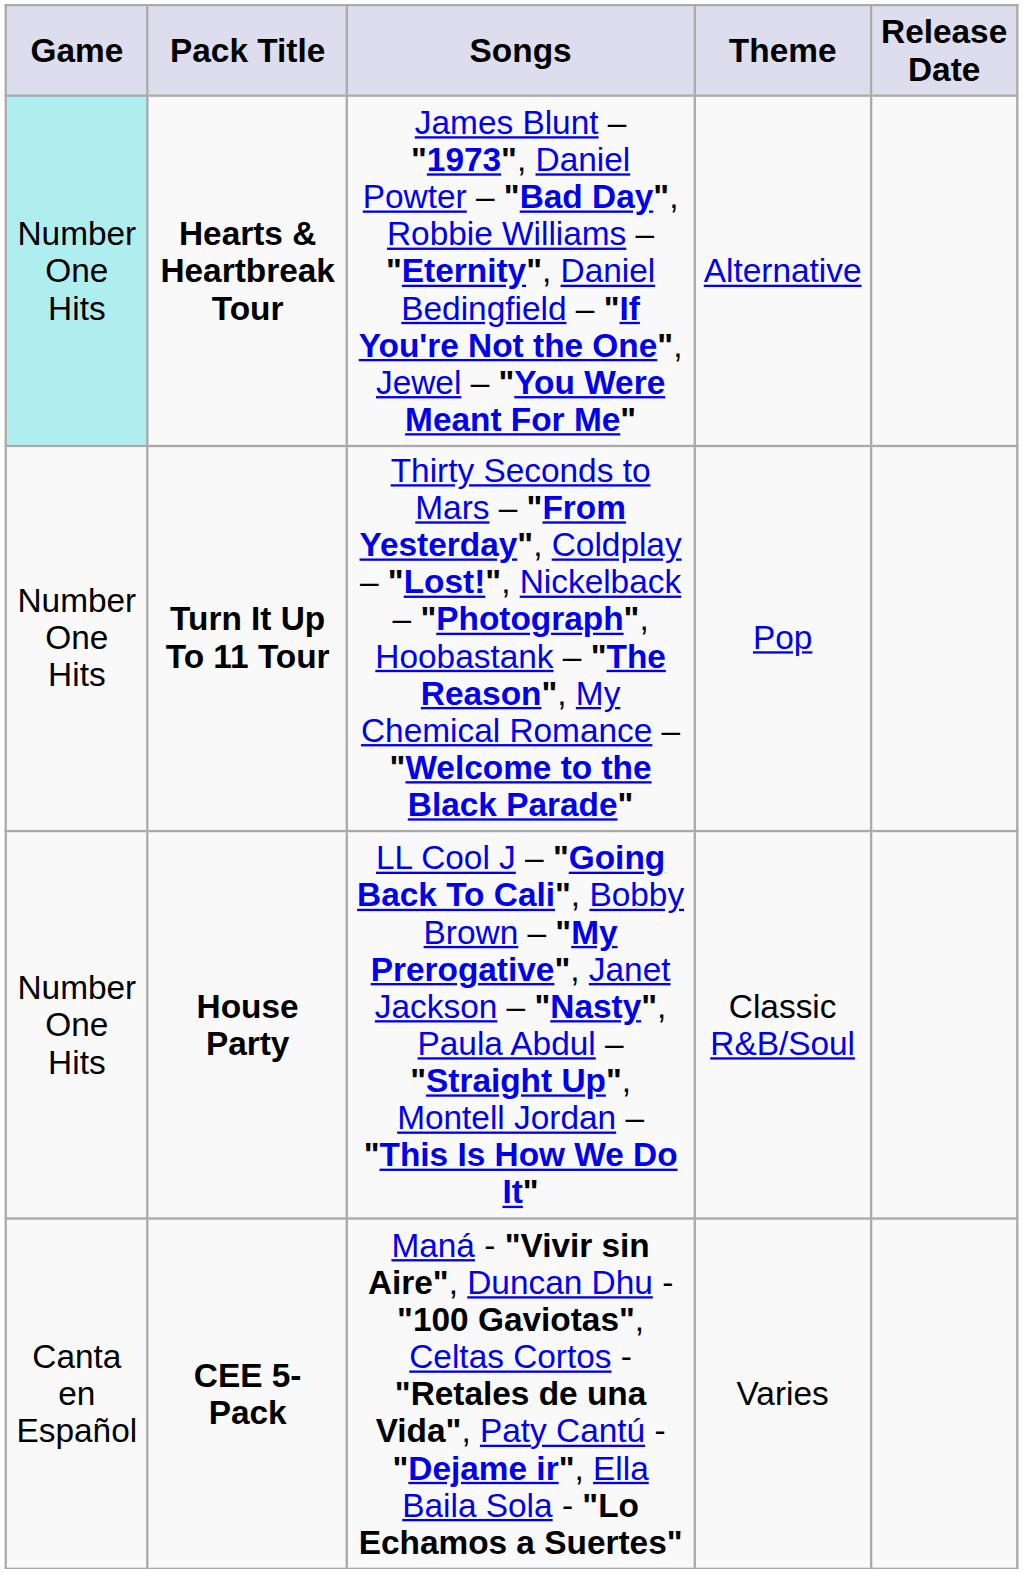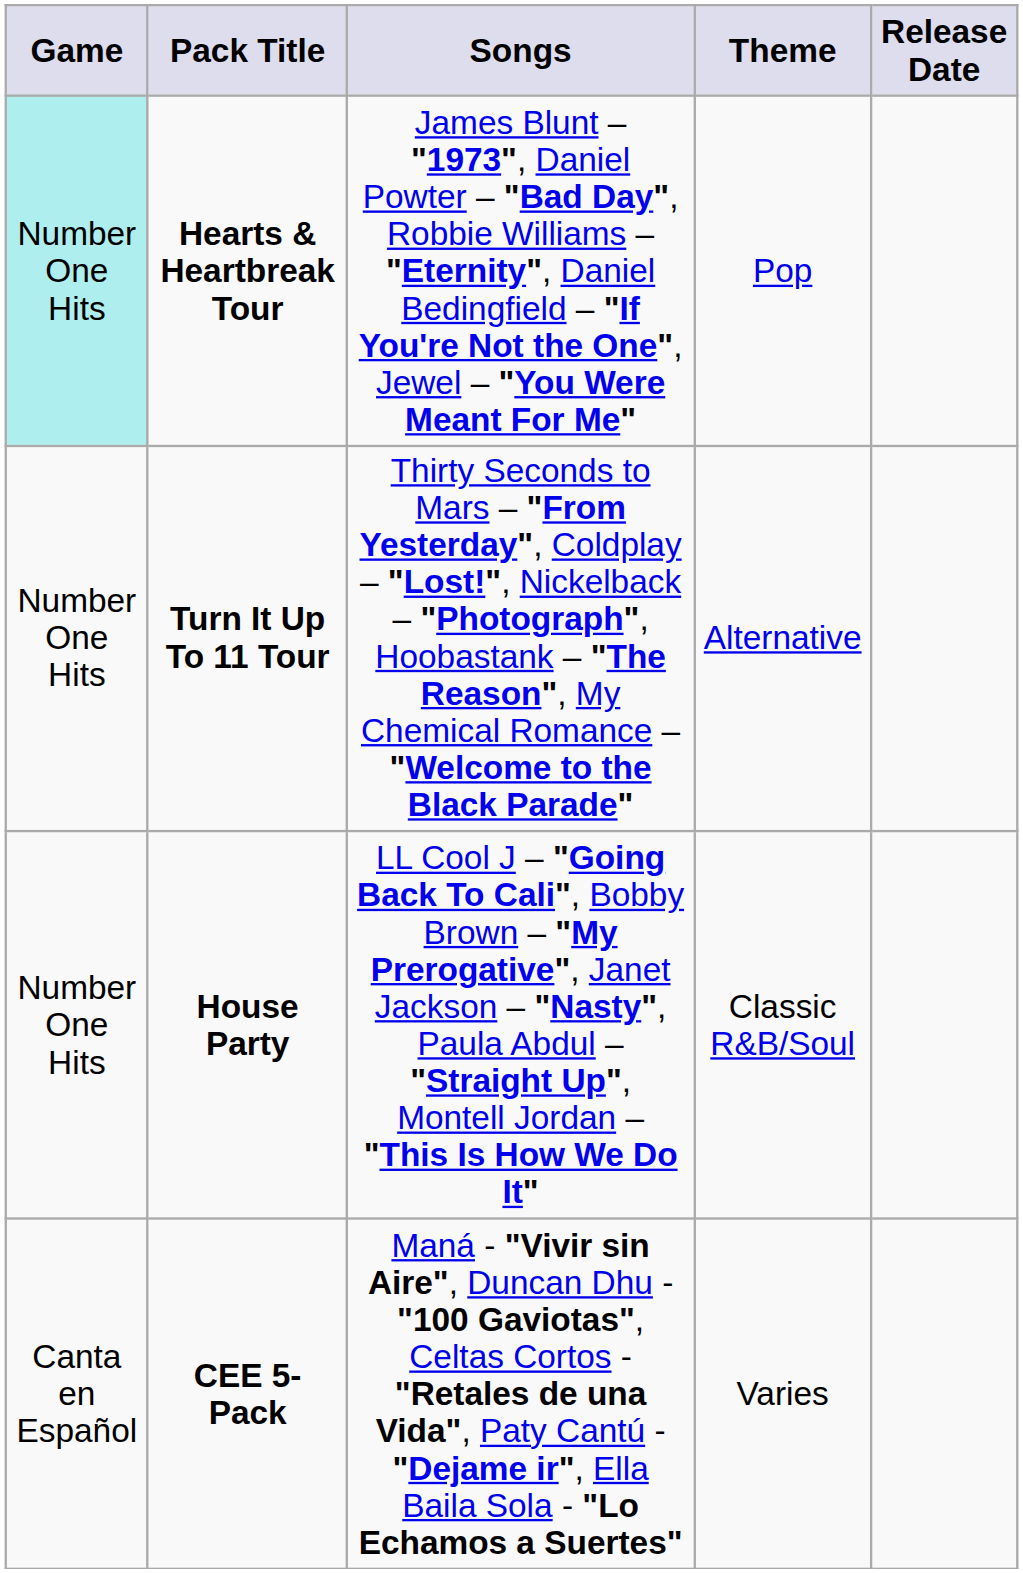(783, 270) Alternative -> (783, 270) Pop
(783, 638) Pop -> (783, 638) Alternative
